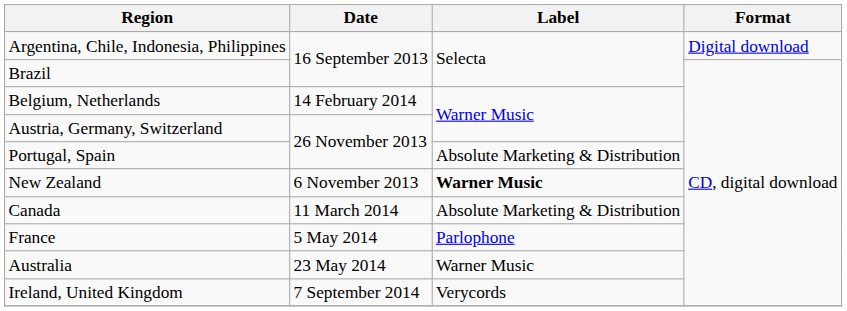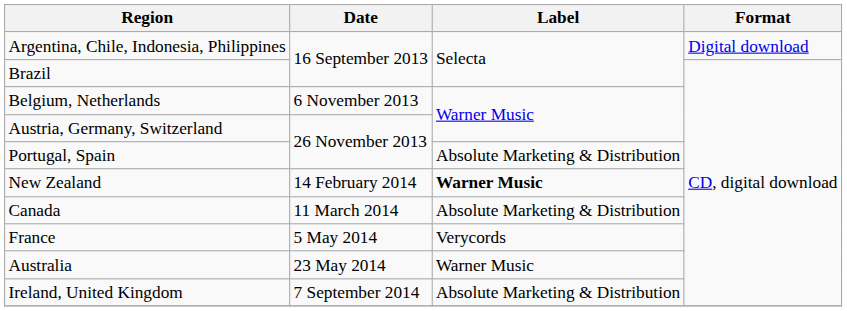(355, 100) 14 February 2014 -> (356, 100) 6 November 2013
(356, 182) 6 November 2013 -> (355, 182) 14 February 2014
(475, 237) Parlophone -> (471, 237) Verycords
(471, 292) Verycords -> (558, 292) Absolute Marketing & Distribution
